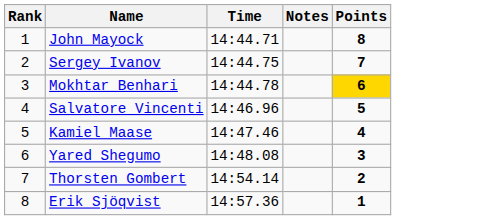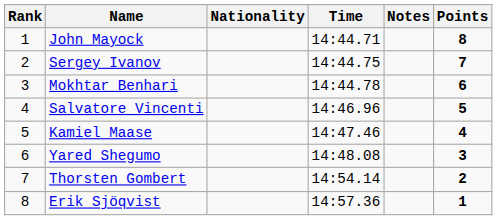+ column: (258, 16)
(361, 86) gold background -> (463, 86) no background
